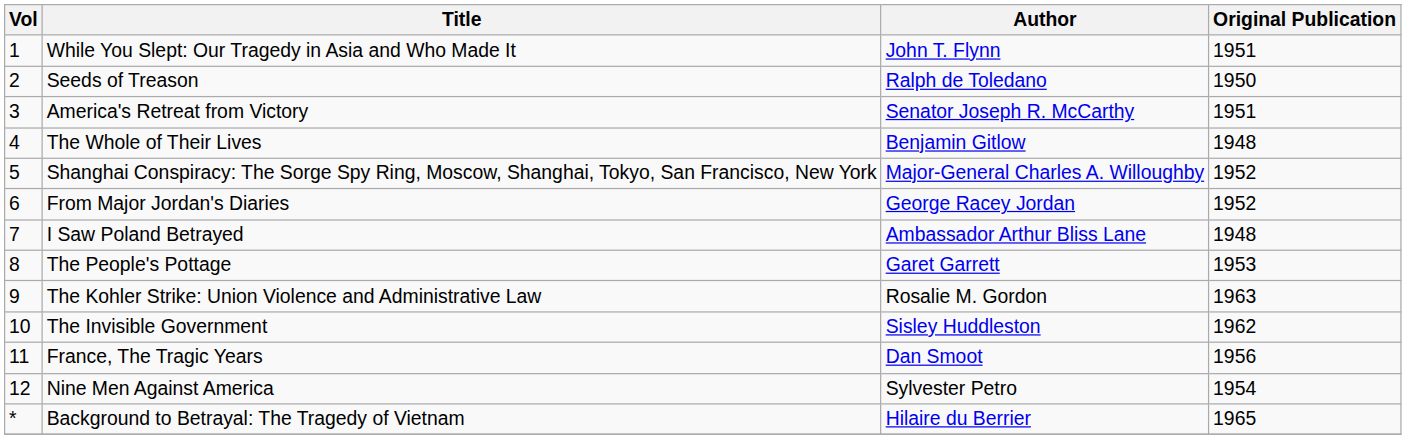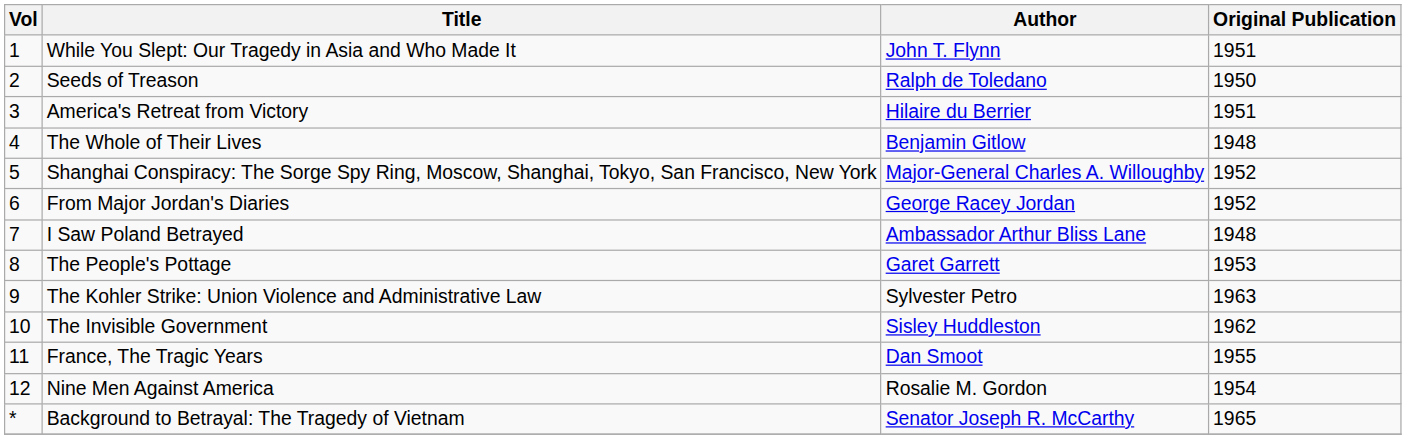(1010, 111) Senator Joseph R. McCarthy -> (958, 111) Hilaire du Berrier
(966, 296) Rosalie M. Gordon -> (951, 296) Sylvester Petro
(1235, 357) 1956 -> (1235, 357) 1955
(951, 388) Sylvester Petro -> (966, 388) Rosalie M. Gordon
(958, 419) Hilaire du Berrier -> (1010, 419) Senator Joseph R. McCarthy
